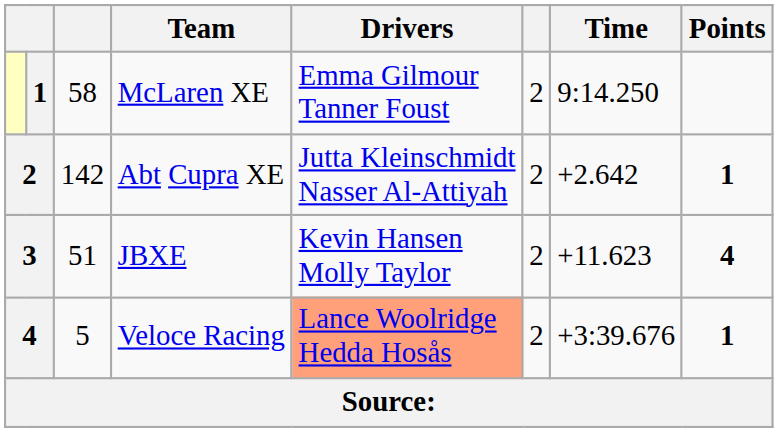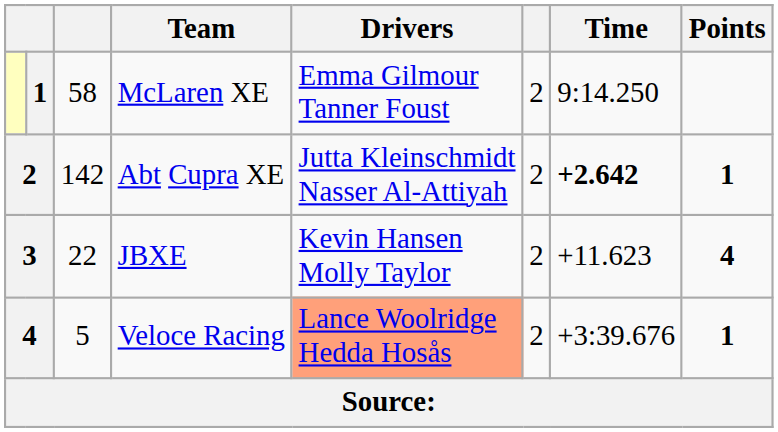(598, 173) normal -> (598, 173) bold
(82, 255) 51 -> (82, 255) 22
